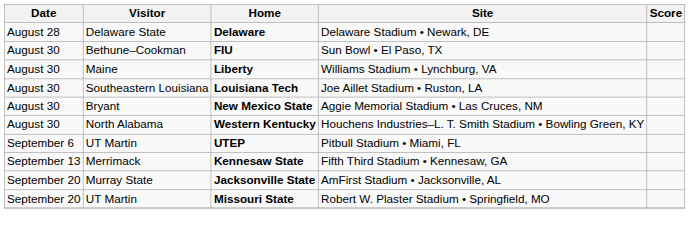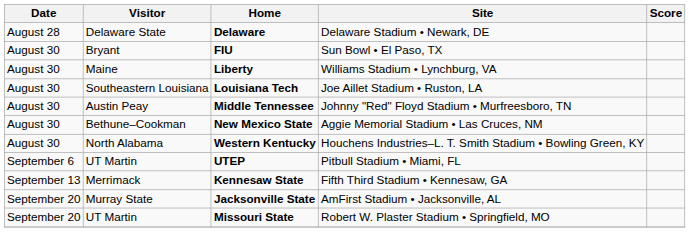(136, 50) Bethune–Cookman -> (103, 50) Bryant
+ row: (264, 106)
(103, 106) Bryant -> (136, 124) Bethune–Cookman
